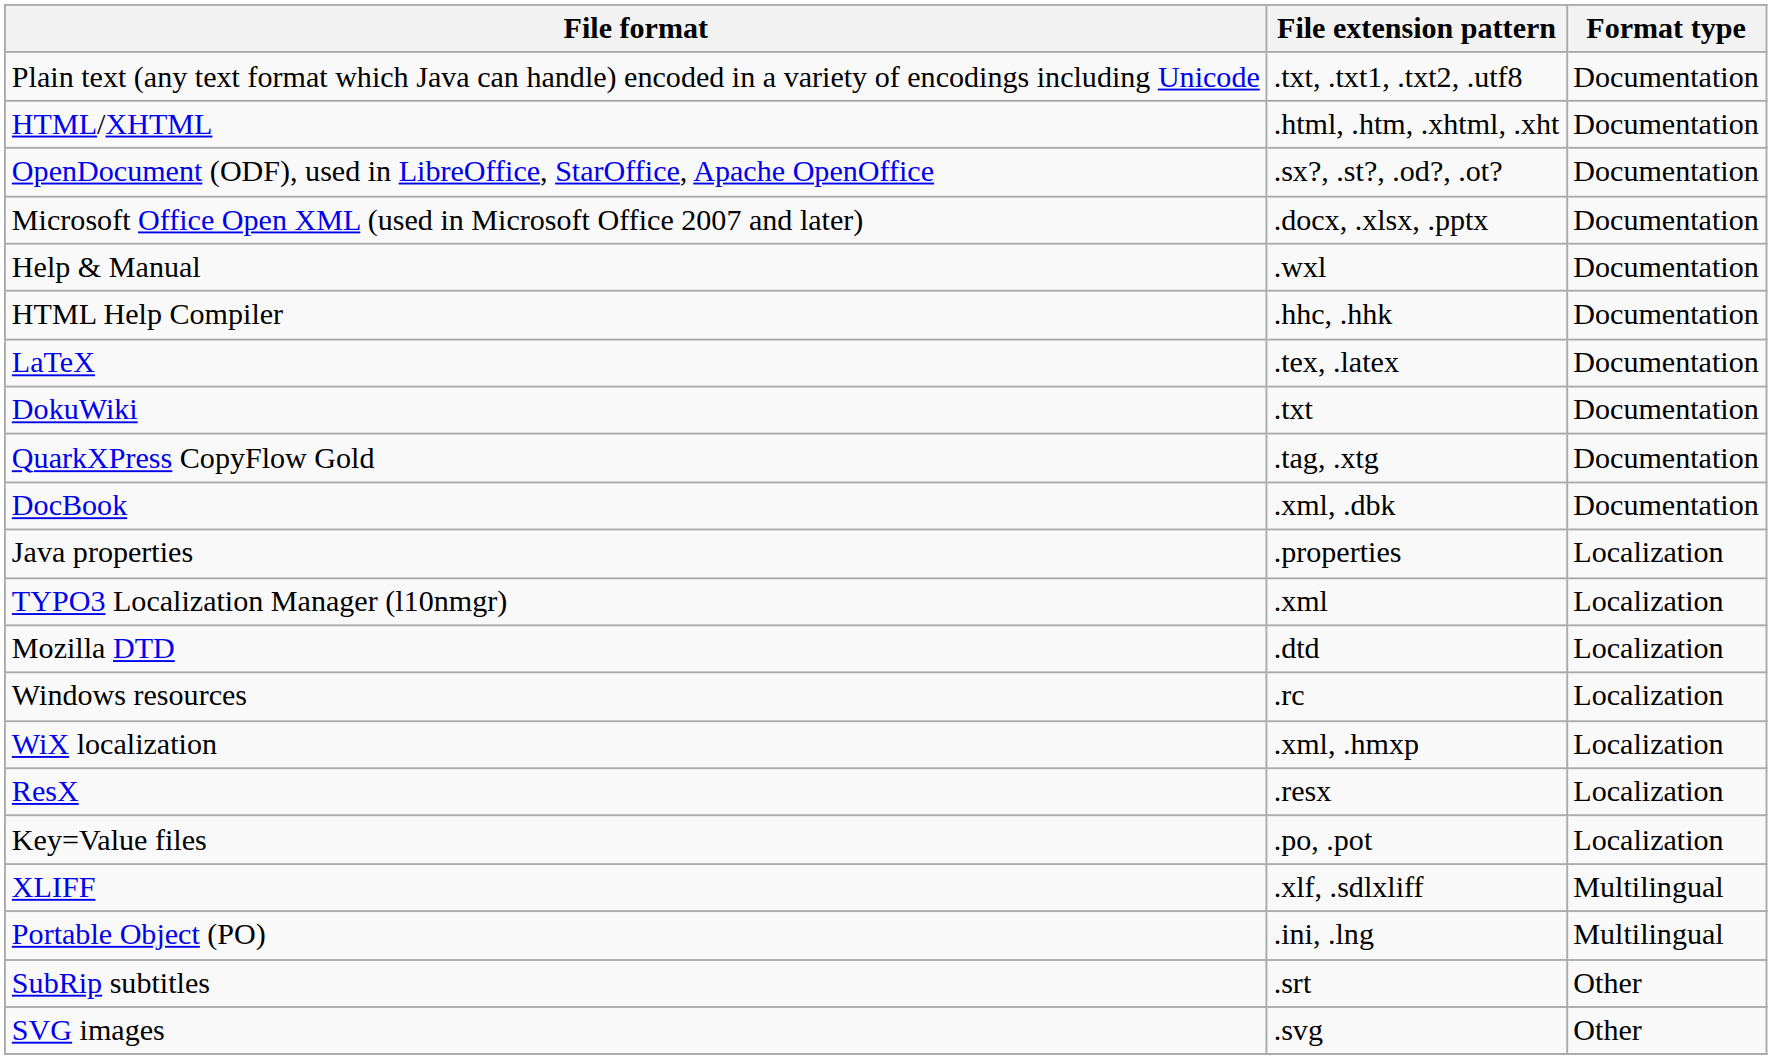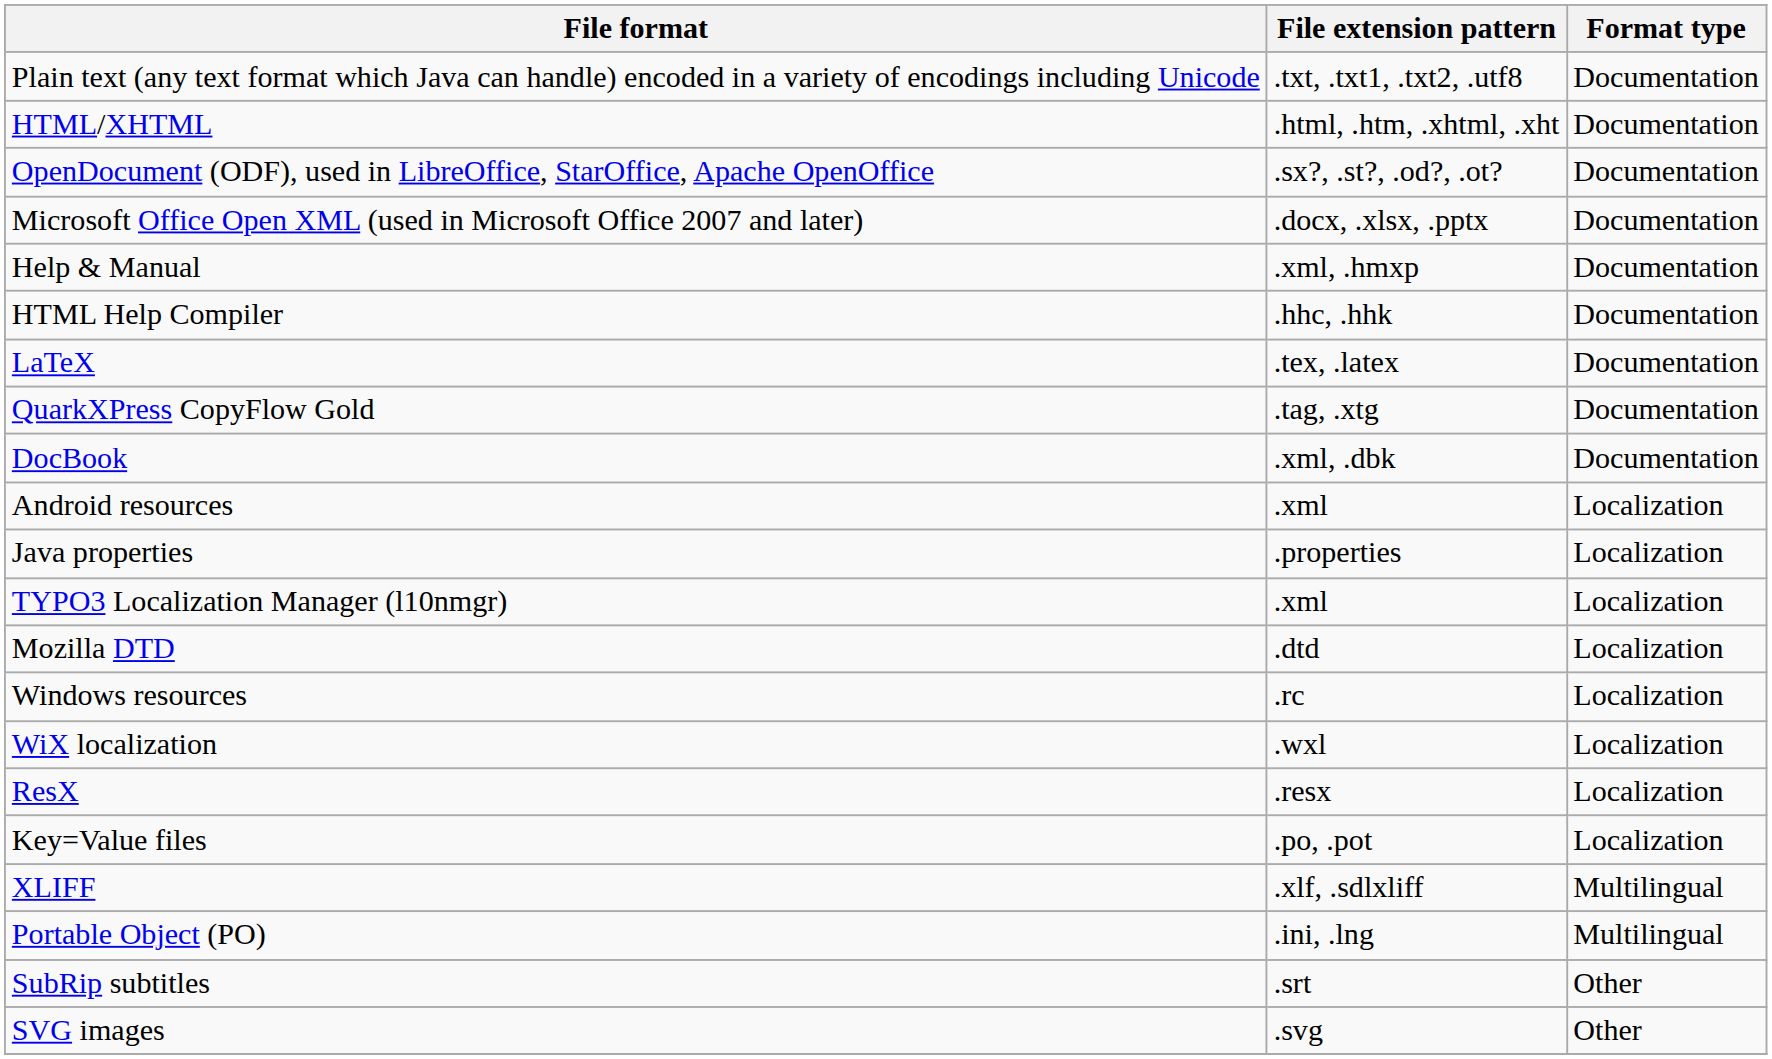(1300, 266) .wxl -> (1346, 266) .xml, .hmxp
- row: (75, 409)
+ row: (123, 505)
(1346, 743) .xml, .hmxp -> (1300, 743) .wxl
